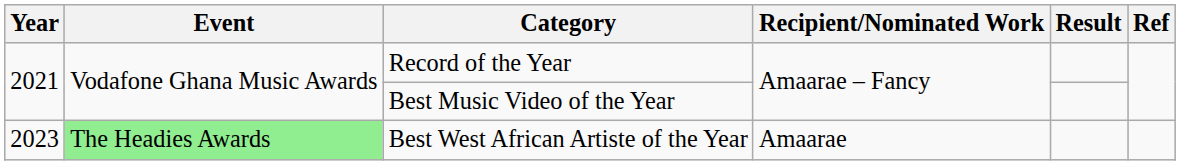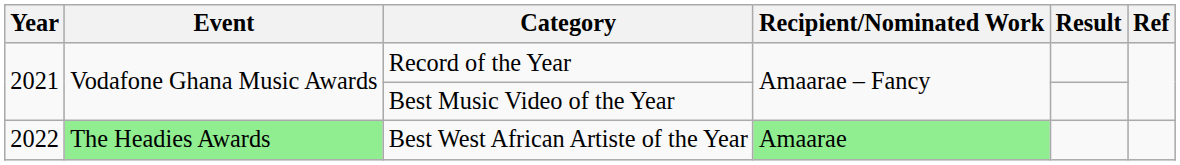(35, 139) 2023 -> (35, 139) 2022
(803, 139) no background -> (803, 139) lightgreen background
